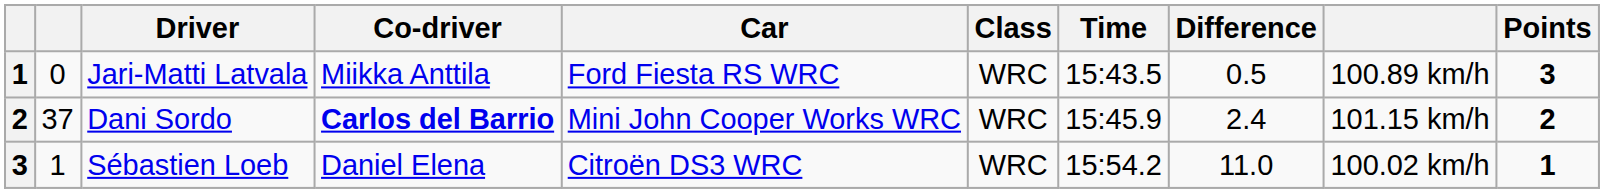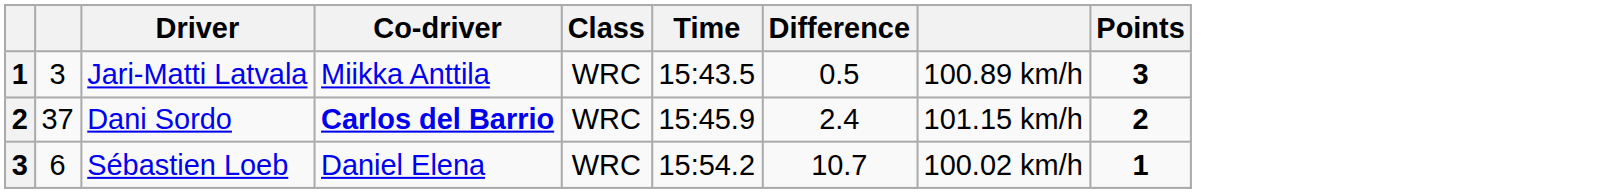- column: (764, 28)
(58, 74) 0 -> (58, 74) 3
(58, 165) 1 -> (58, 165) 6
(1246, 165) 11.0 -> (839, 165) 10.7
